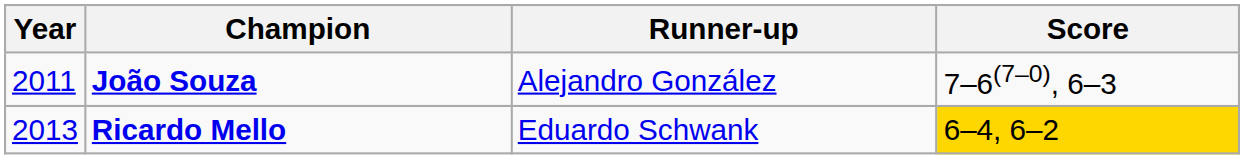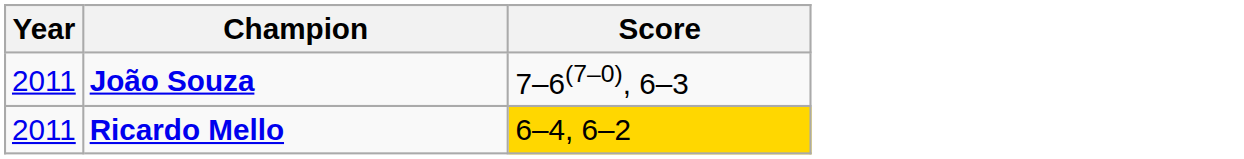- column: (724, 29)
(45, 130) 2013 -> (44, 130) 2011
